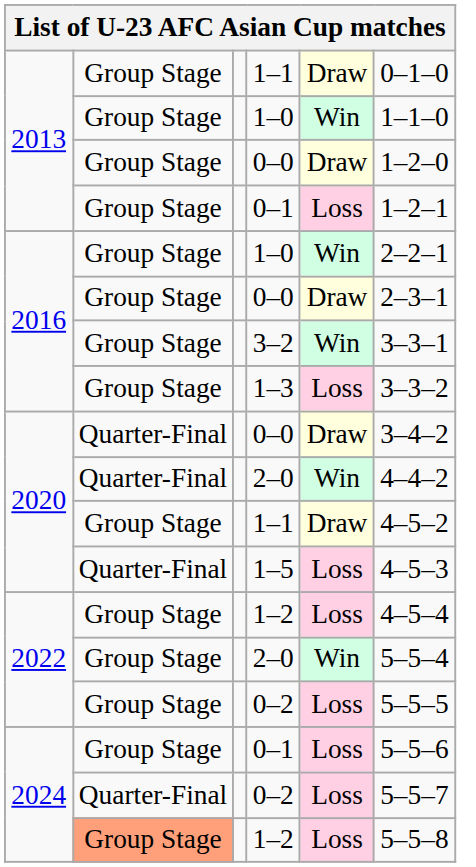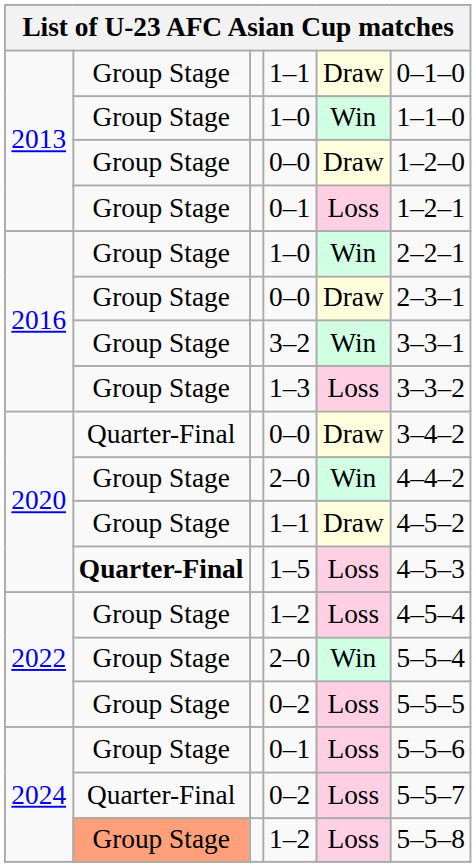(153, 478) Quarter-Final -> (161, 478) Group Stage
(153, 568) normal -> (161, 568) bold
